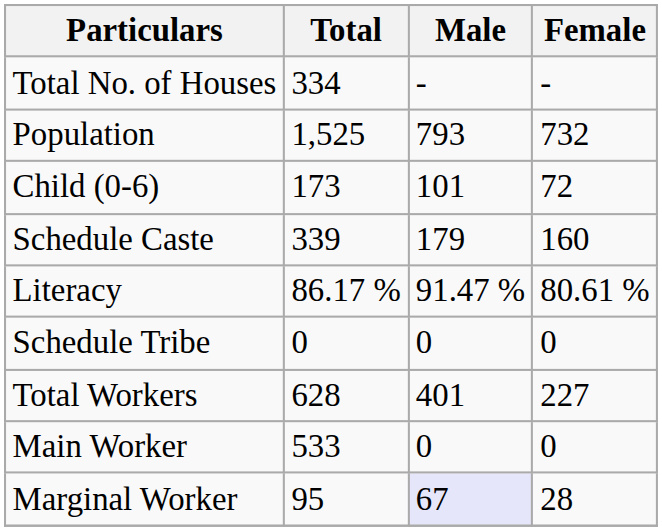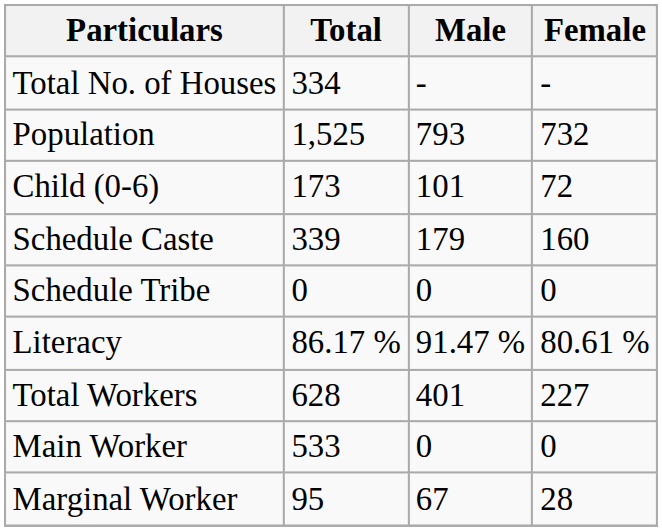rows swapped: (111, 342) <-> (67, 290)
(432, 498) lavender background -> (432, 498) no background
